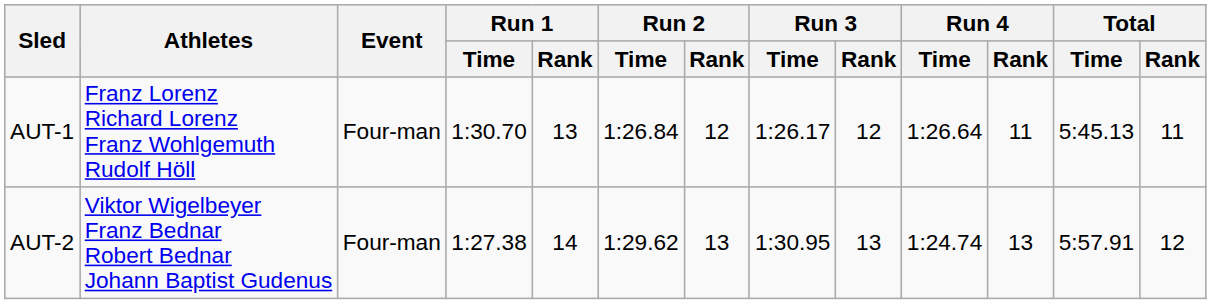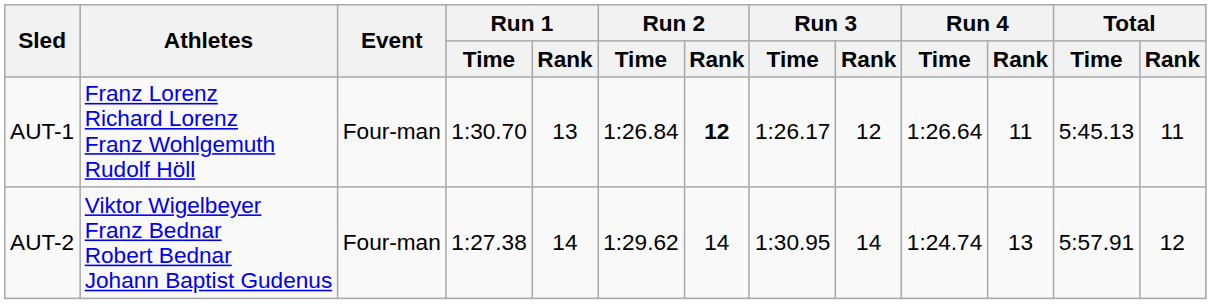(717, 132) normal -> (717, 132) bold
(717, 243) 13 -> (717, 243) 14
(869, 243) 13 -> (869, 243) 14
